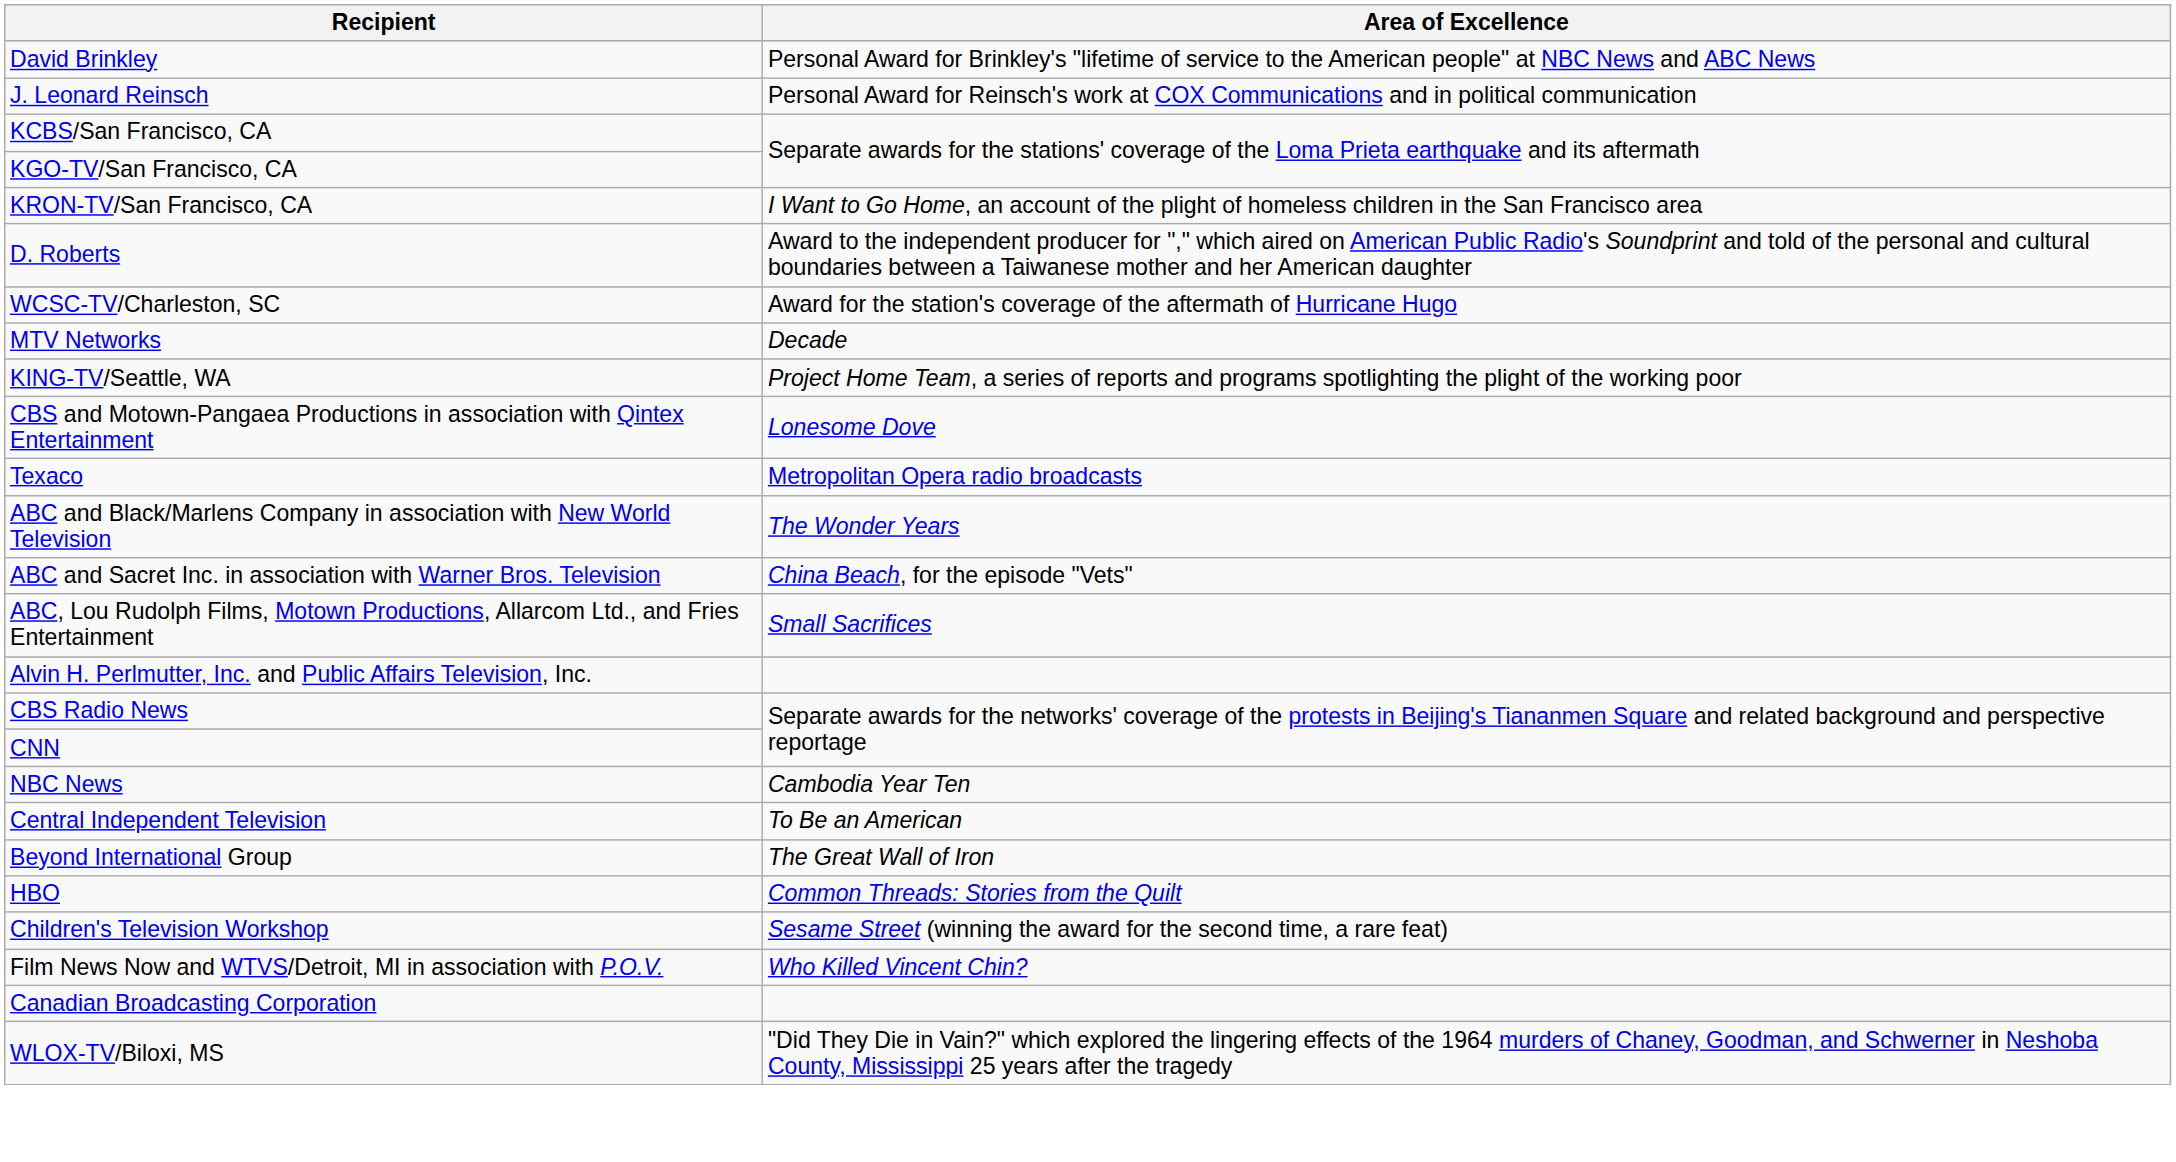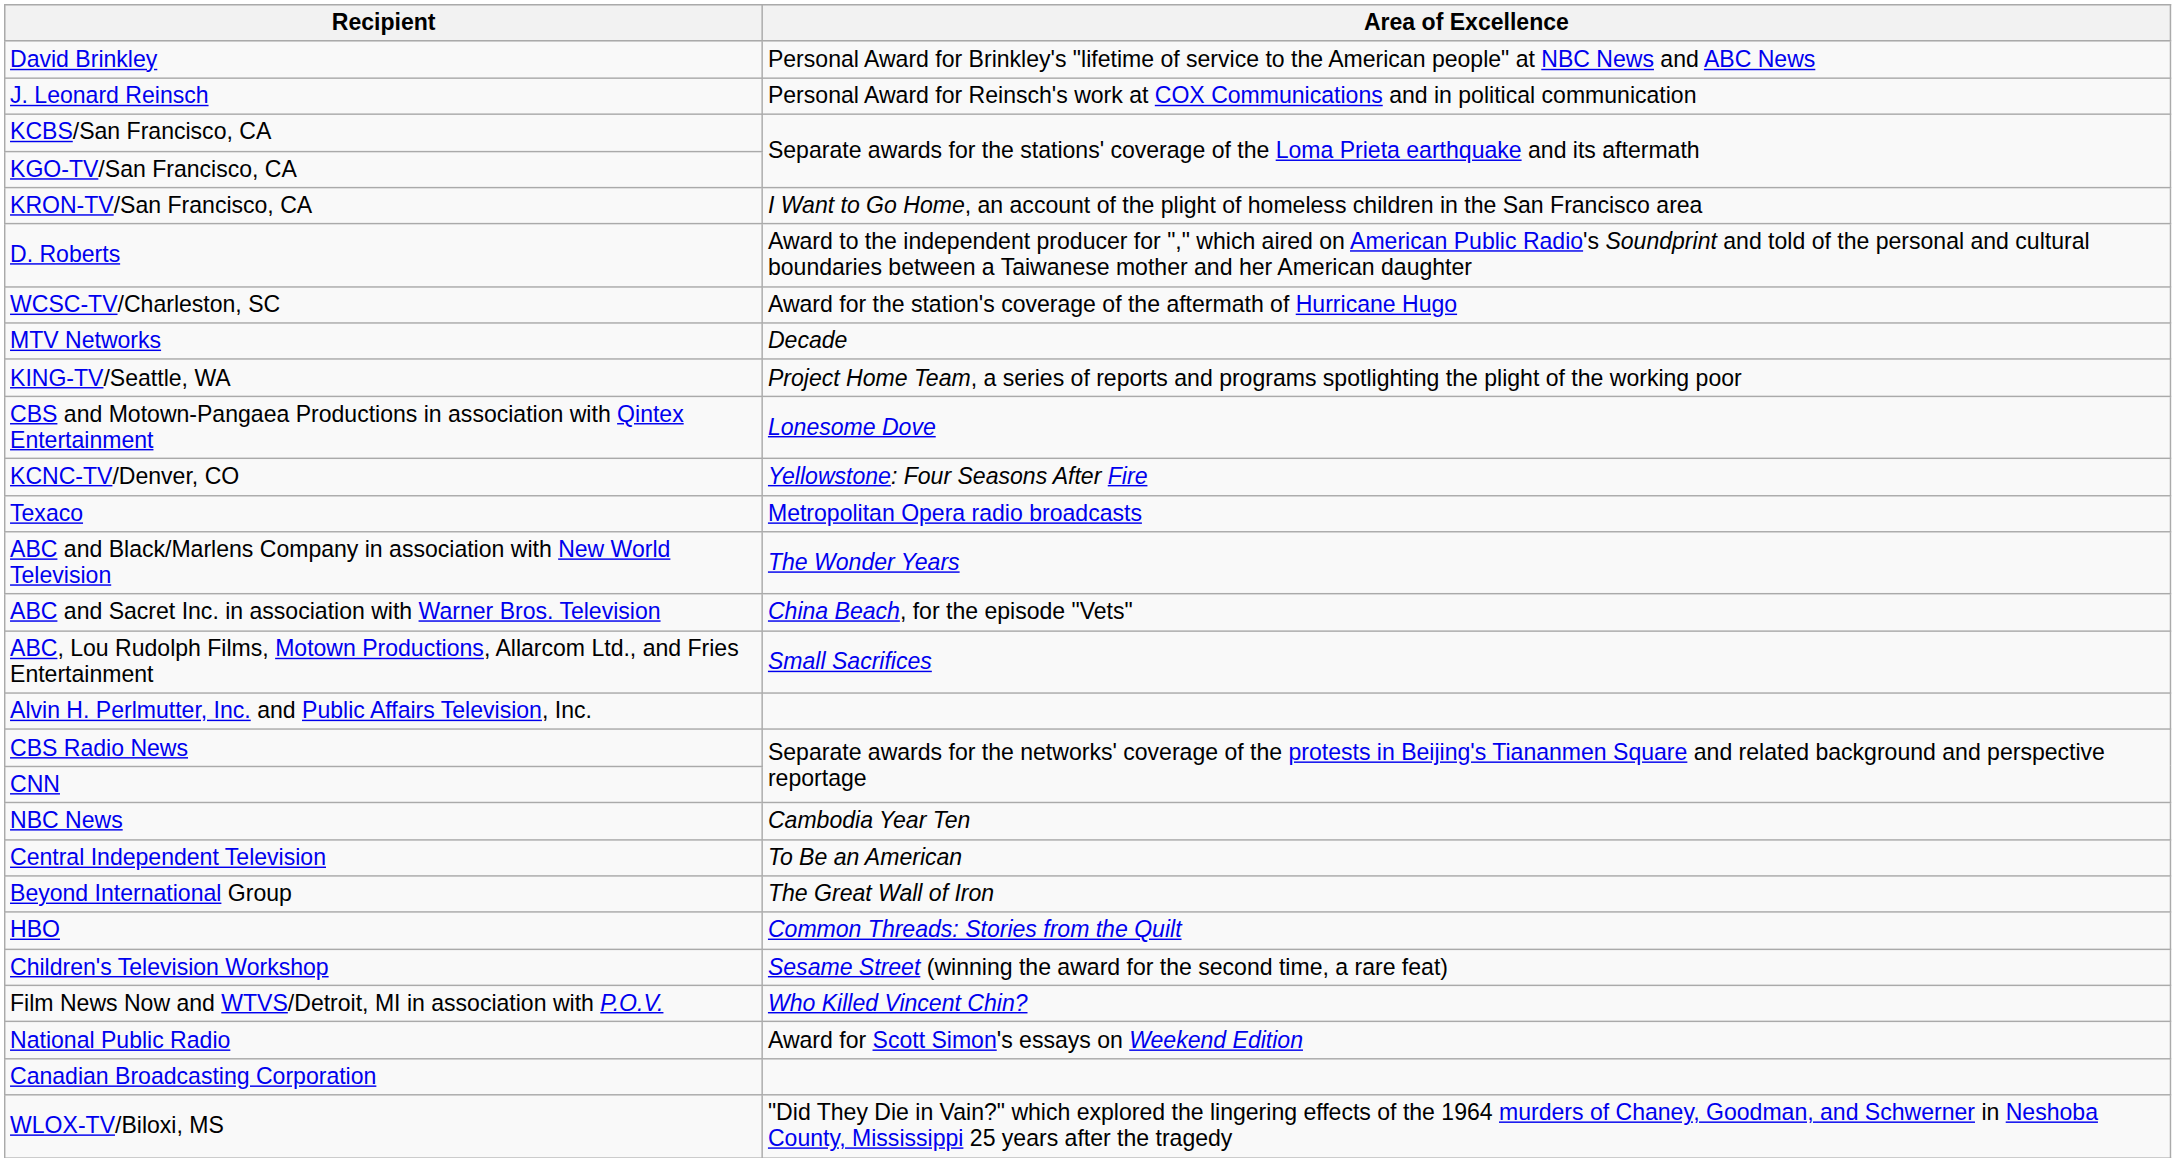+ row: (125, 476)
+ row: (120, 1039)
